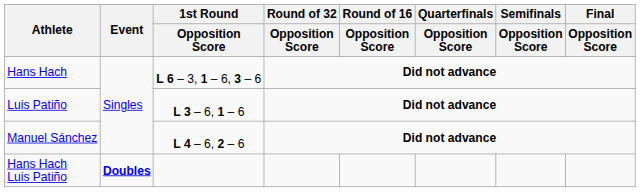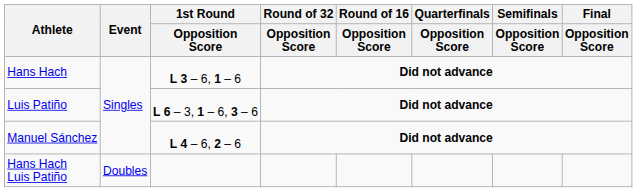(209, 79) L 6 – 3, 1 – 6, 3 – 6 -> (205, 79) L 3 – 6, 1 – 6
(209, 112) L 3 – 6, 1 – 6 -> (205, 112) L 6 – 3, 1 – 6, 3 – 6
(127, 170) bold -> (125, 170) normal
